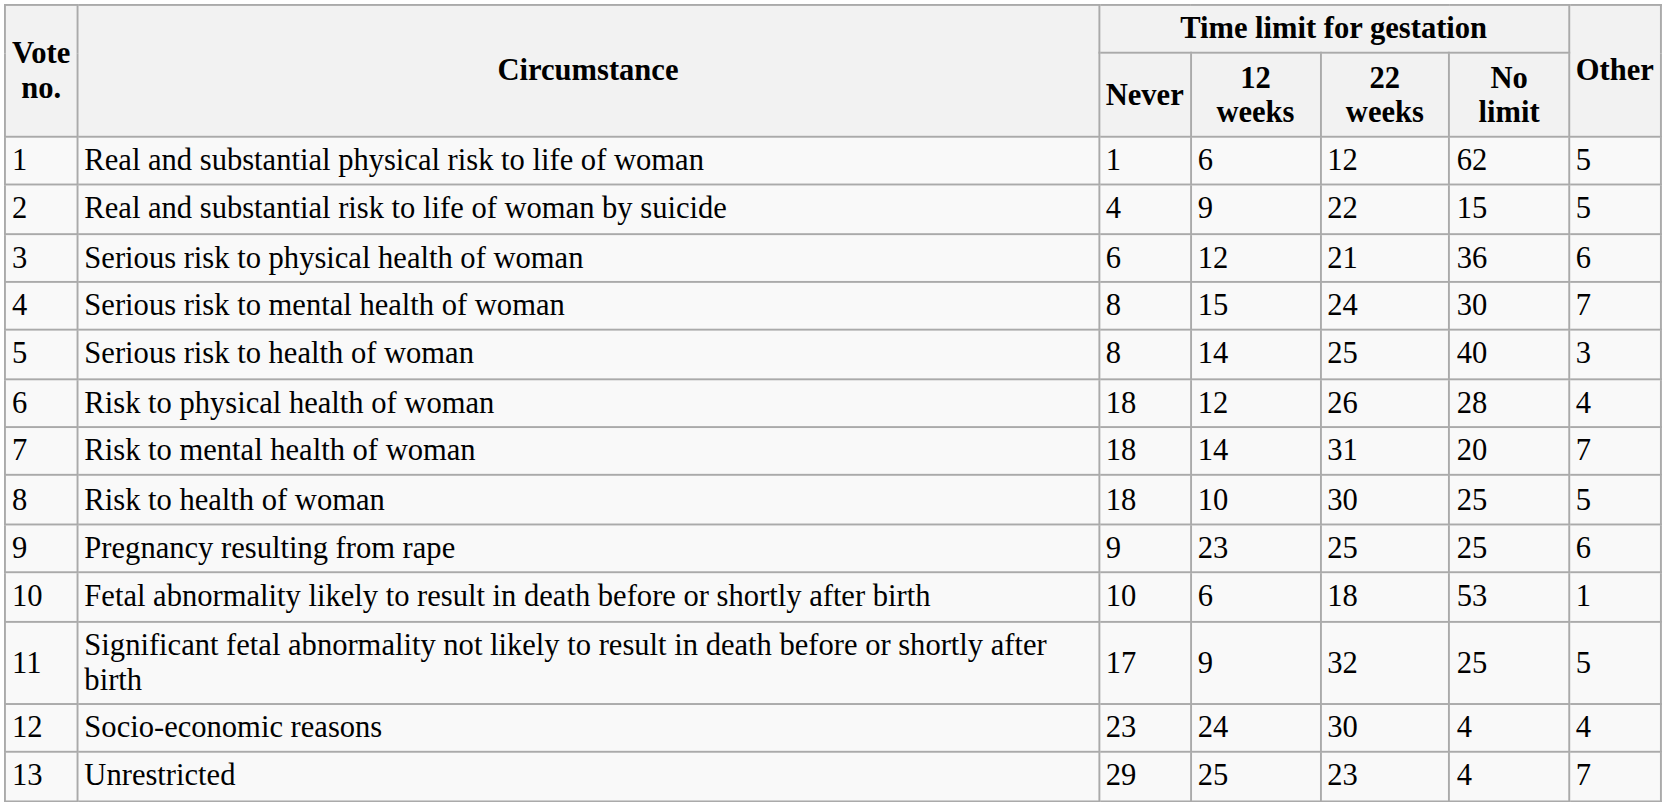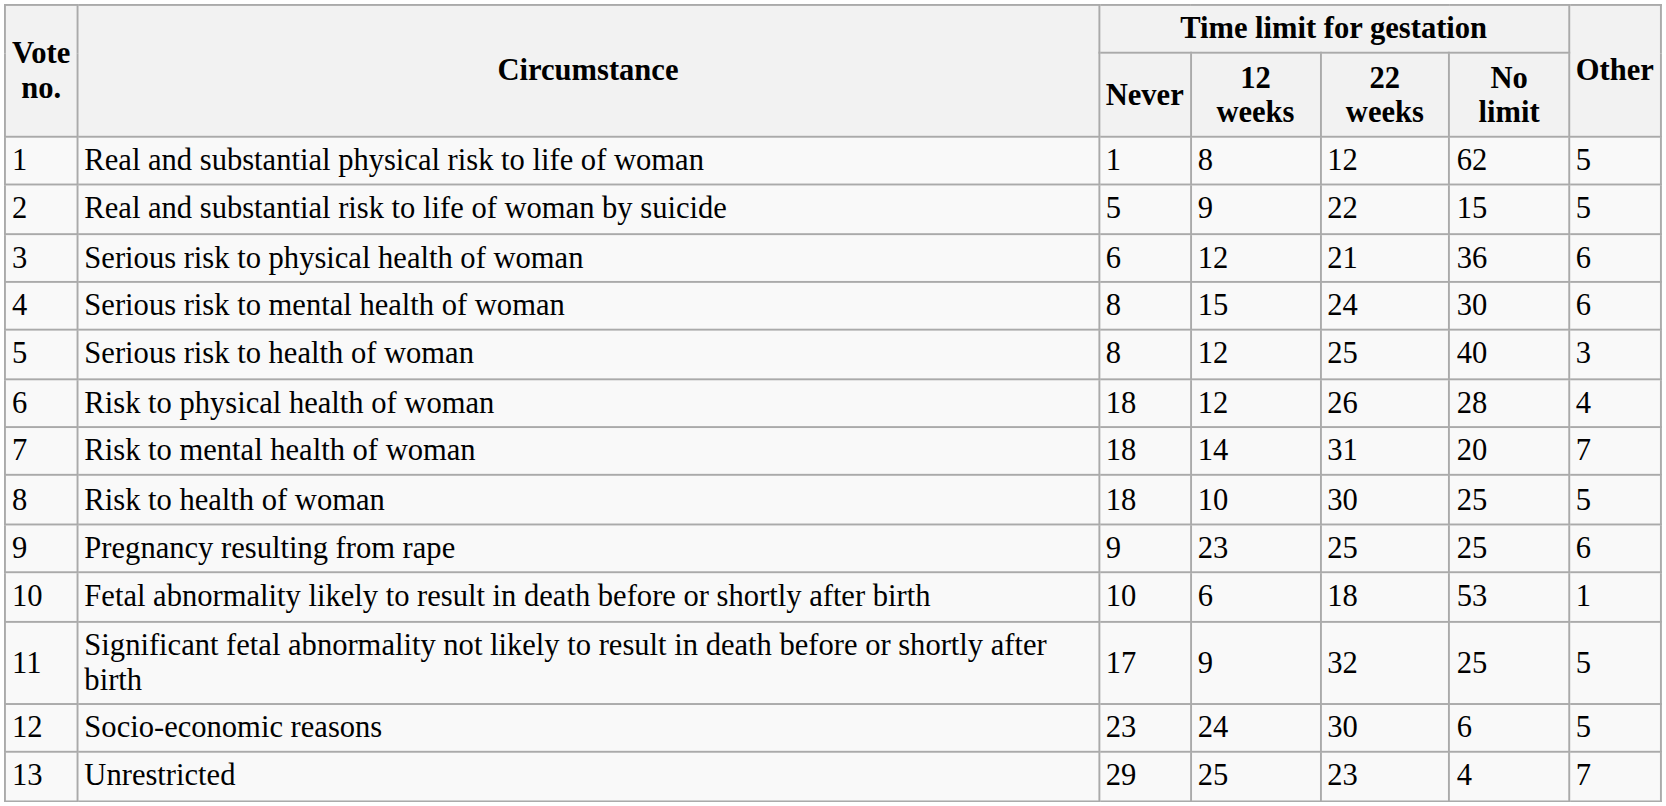(1205, 160) 6 -> (1205, 160) 8
(1113, 208) 4 -> (1113, 208) 5
(1583, 305) 7 -> (1583, 305) 6
(1213, 353) 14 -> (1213, 353) 12
(1464, 727) 4 -> (1464, 727) 6
(1583, 727) 4 -> (1583, 727) 5
